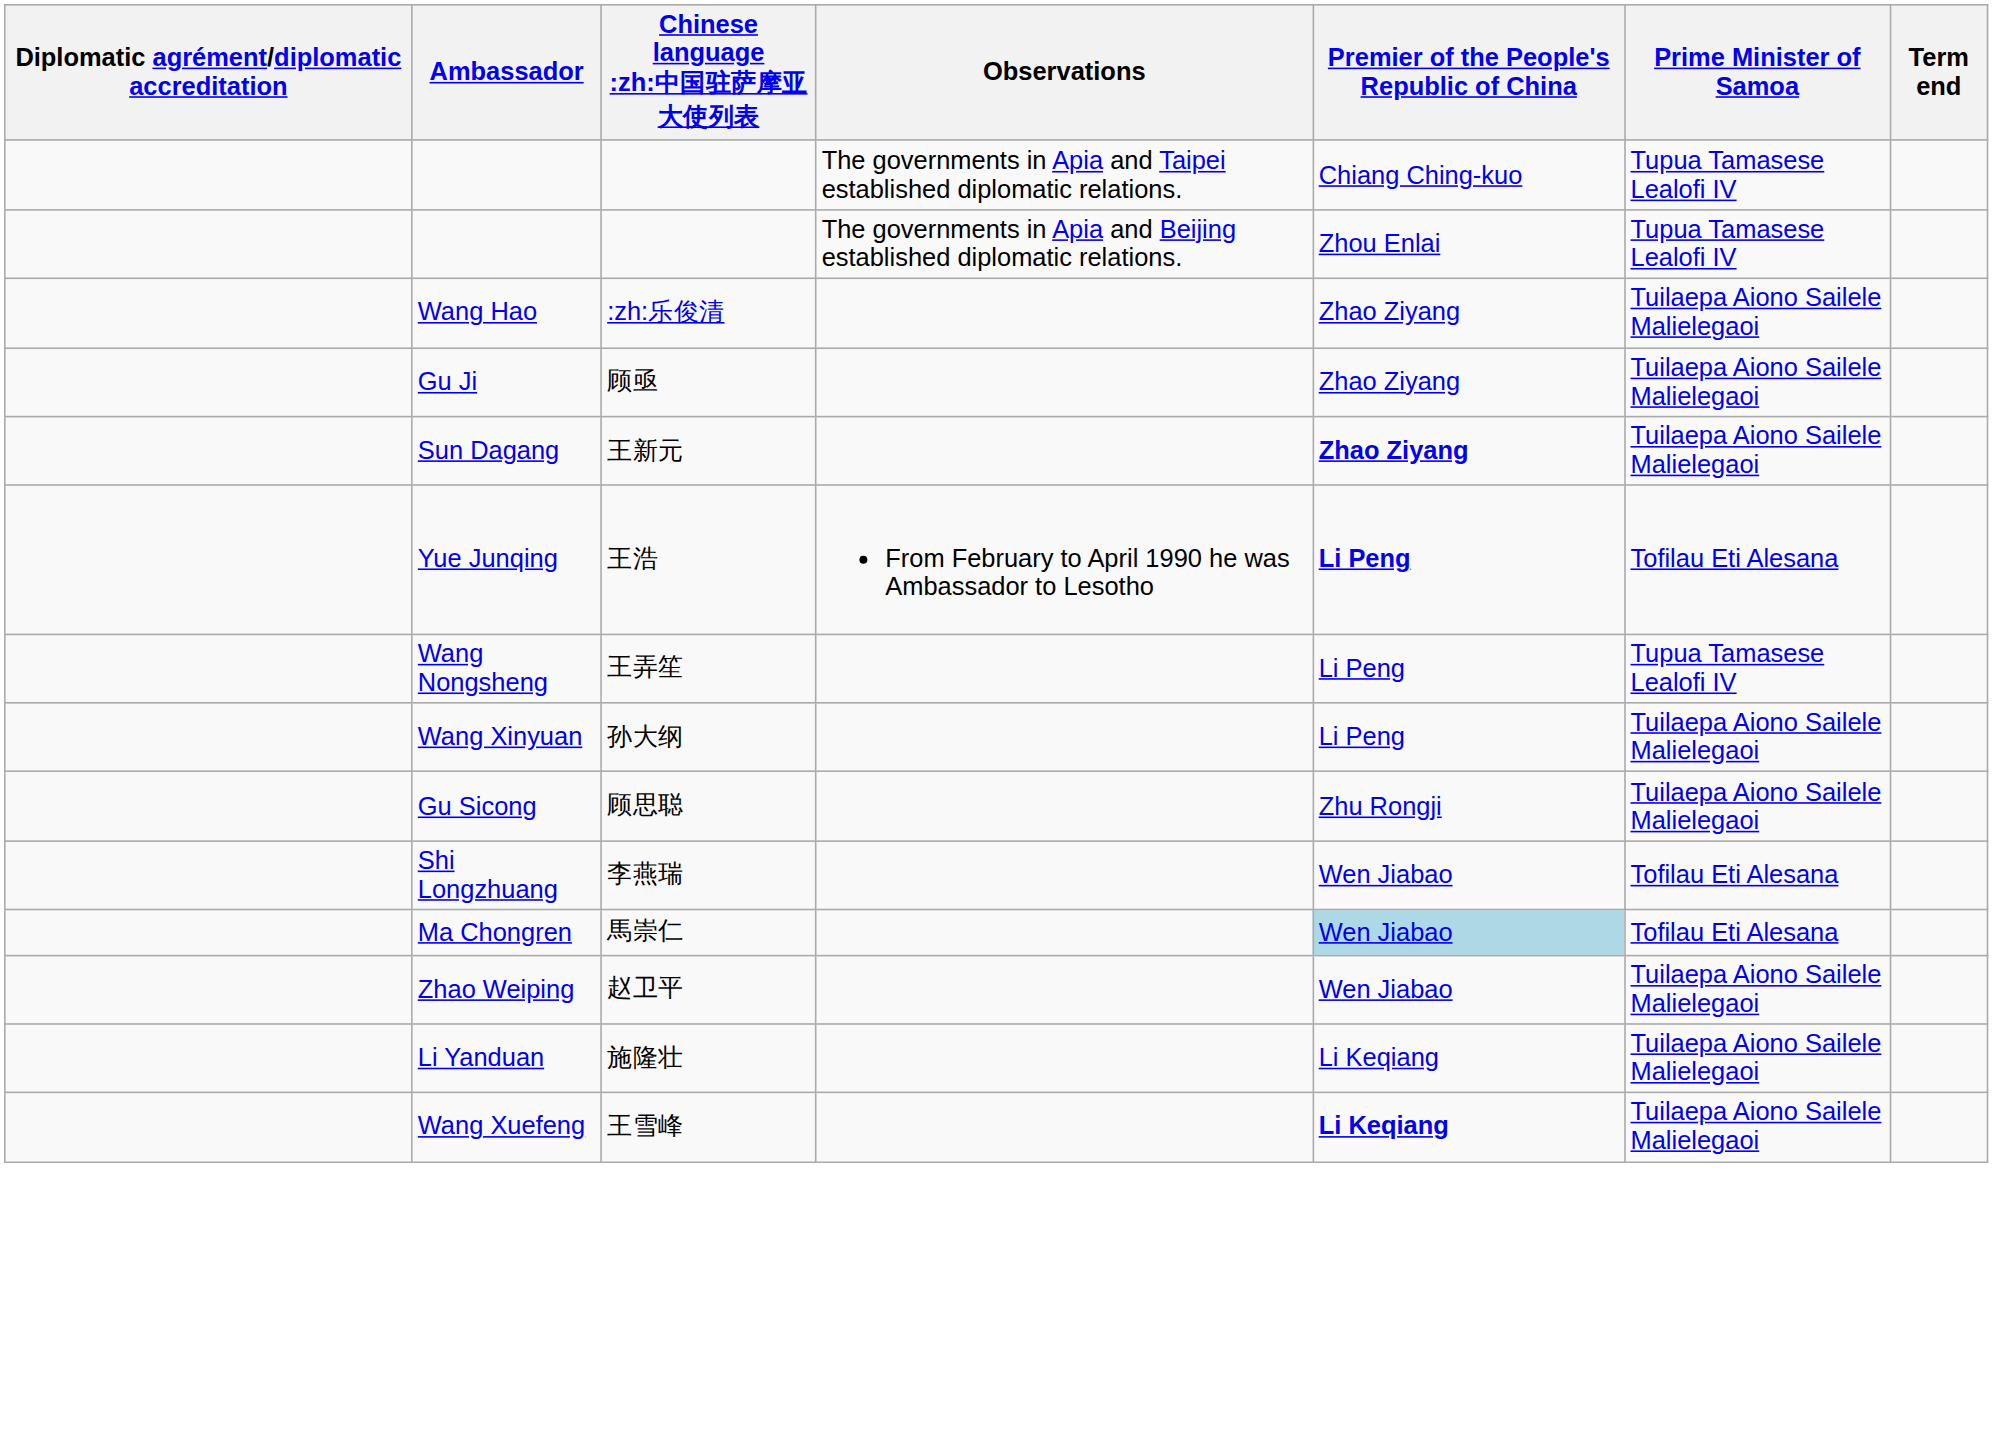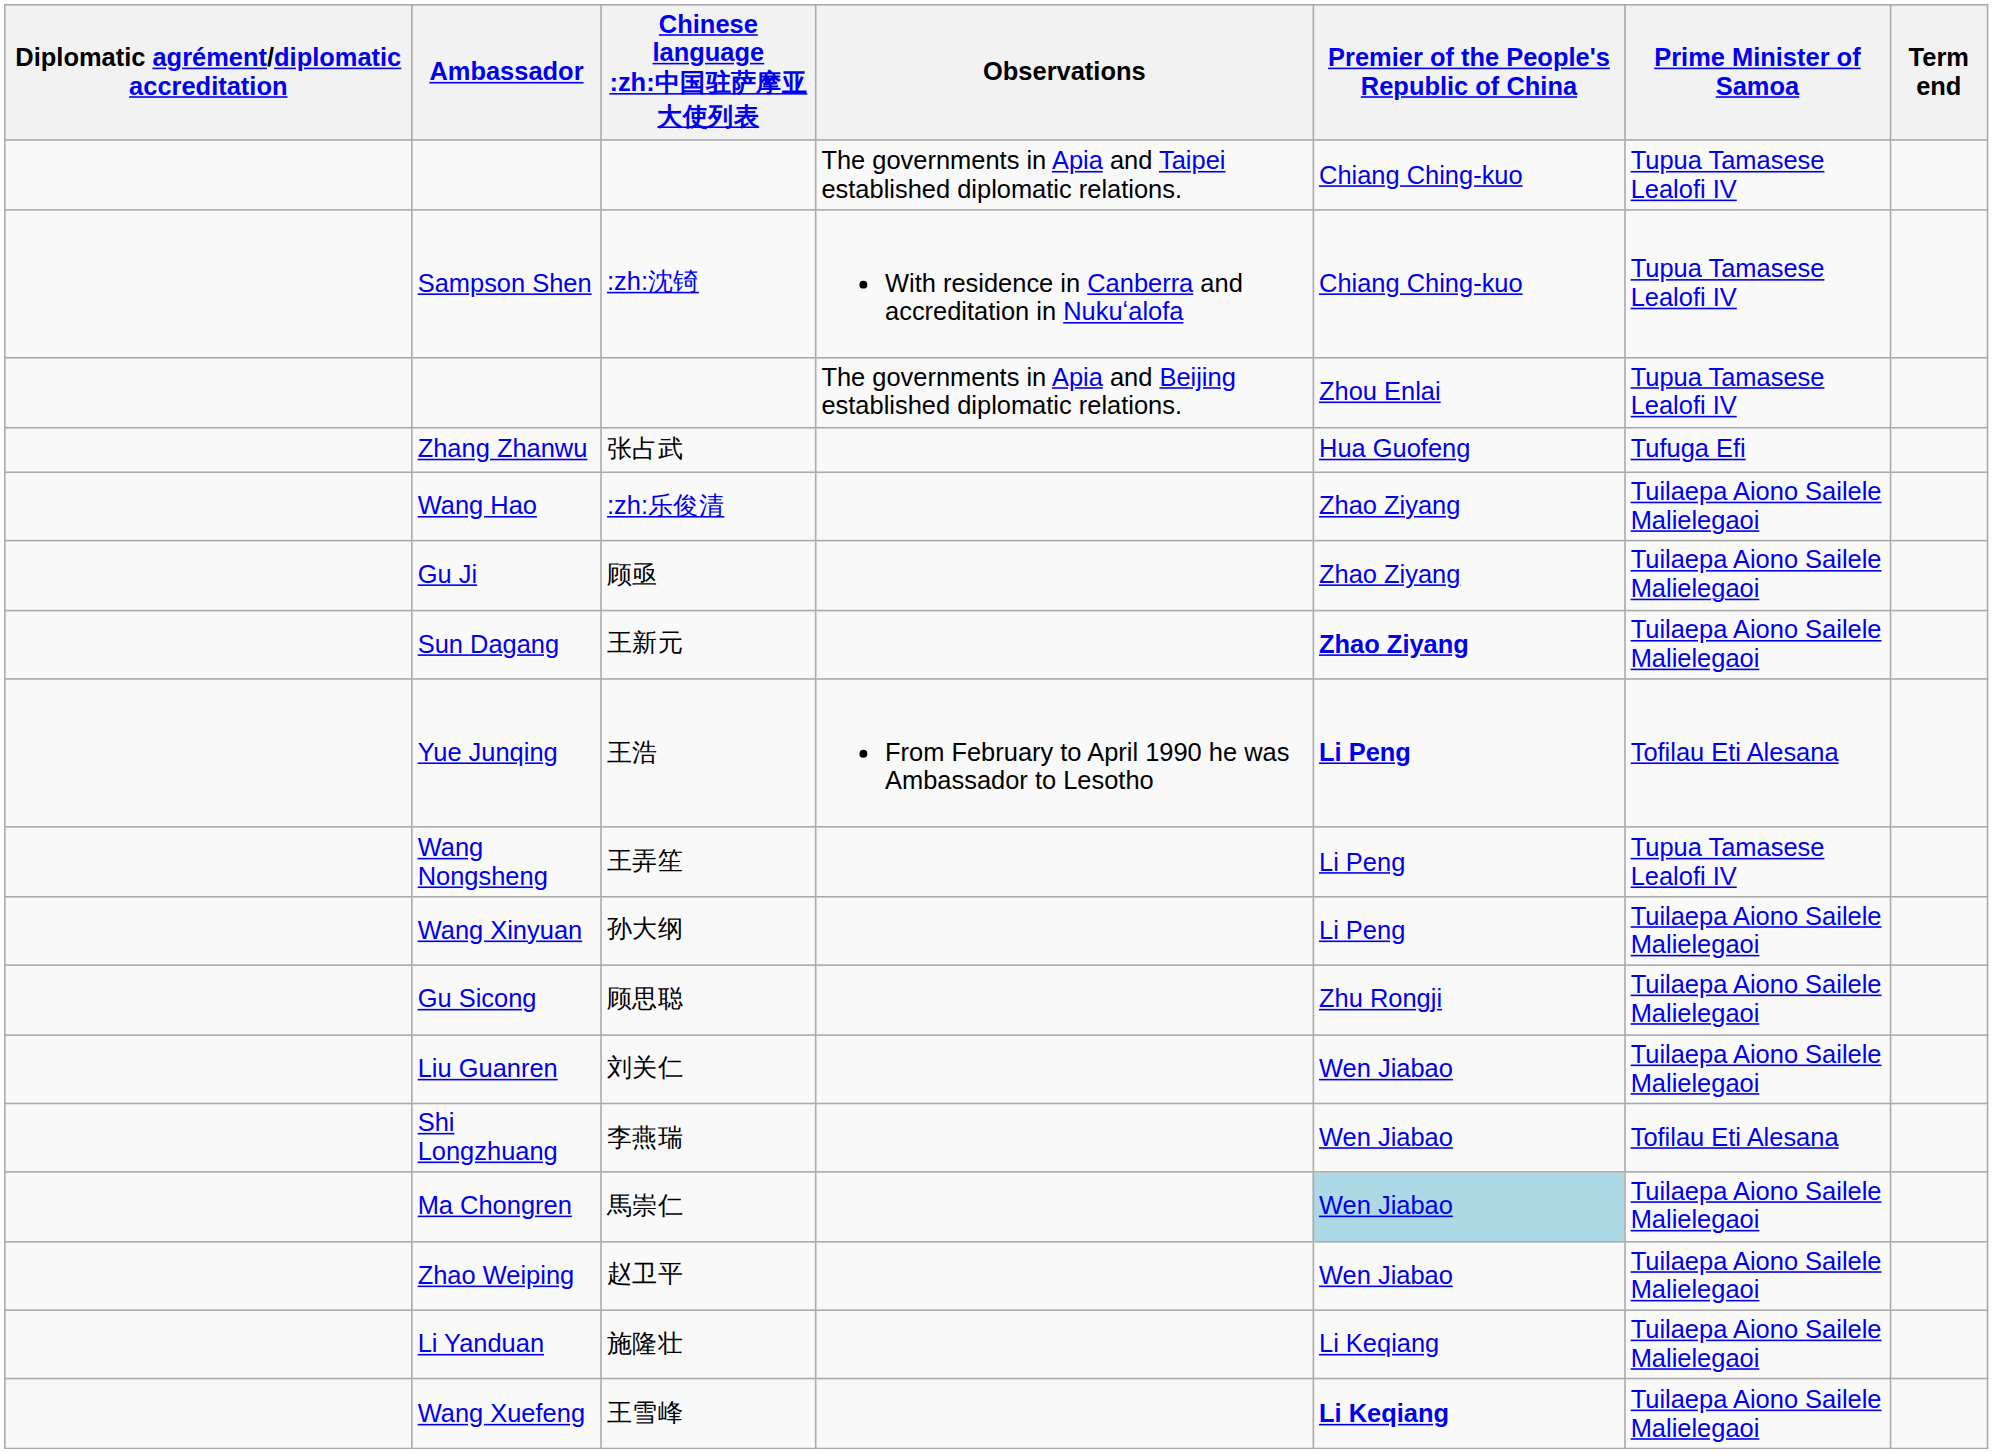+ row: (505, 283)
+ row: (503, 449)
+ row: (488, 1068)
(1734, 931) Tofilau Eti Alesana -> (1756, 1206) Tuilaepa Aiono Sailele Malielegaoi
